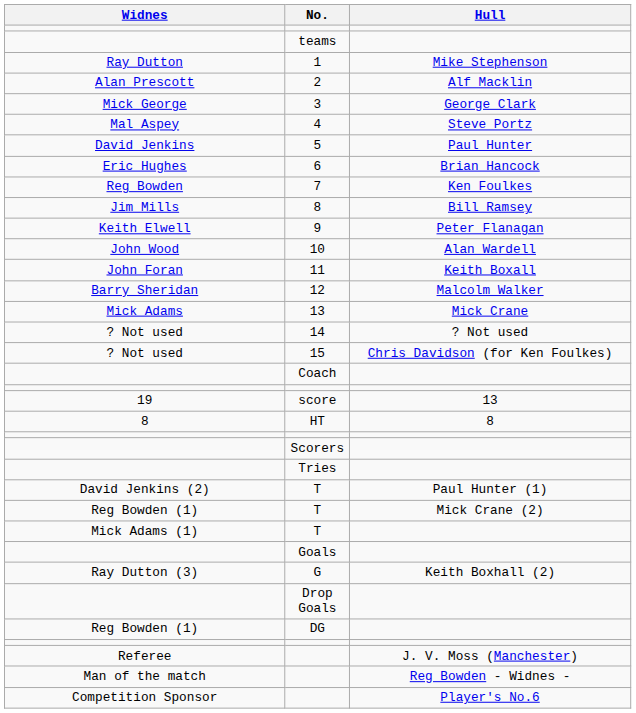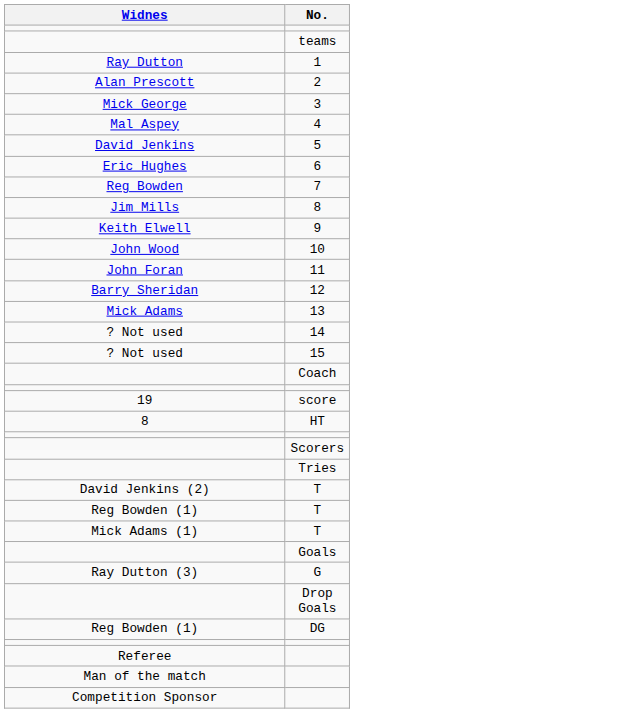- column: (490, 15)
